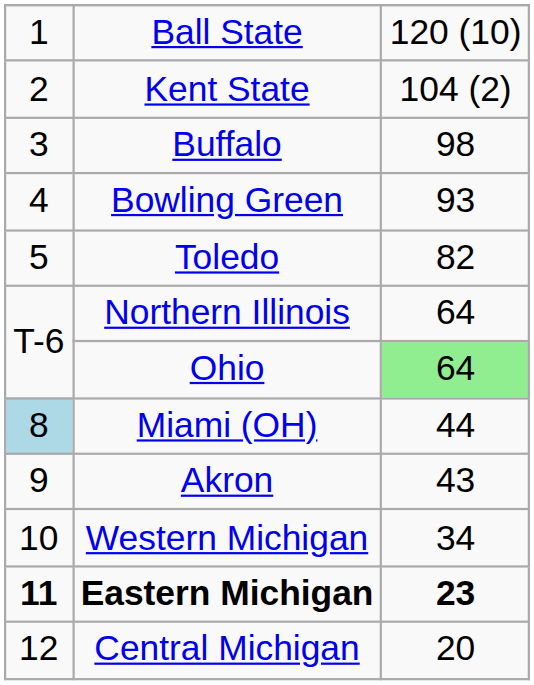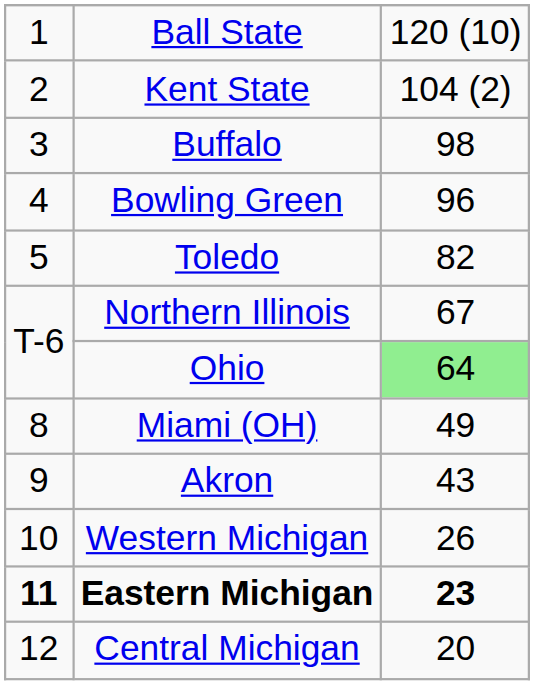(456, 200) 93 -> (456, 200) 96
(456, 312) 64 -> (456, 312) 67
(39, 425) lightblue background -> (39, 425) no background
(456, 425) 44 -> (456, 425) 49
(456, 537) 34 -> (456, 537) 26
